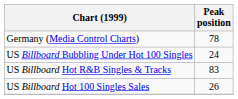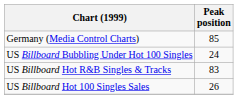(214, 39) 78 -> (214, 39) 85
